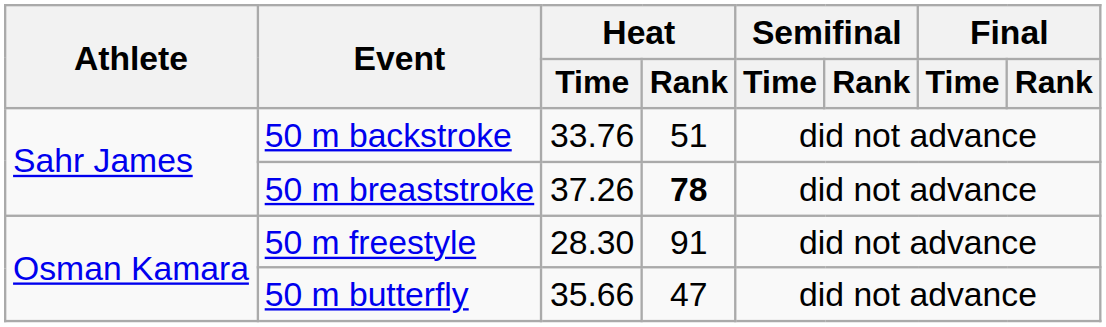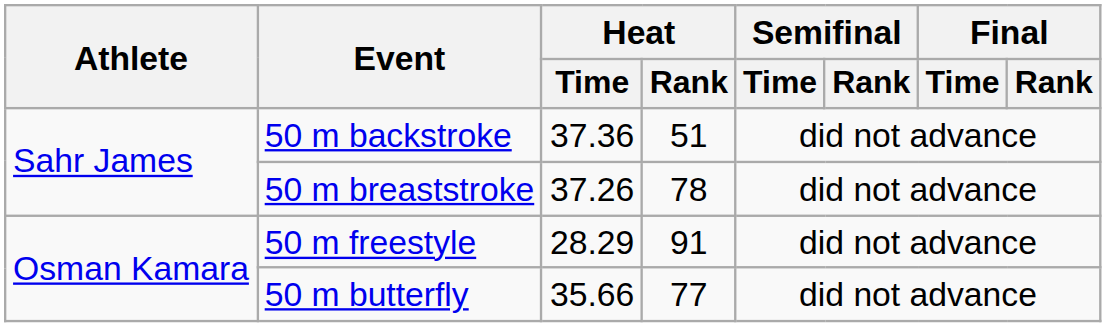(592, 136) 33.76 -> (592, 136) 37.36
(689, 189) bold -> (689, 189) normal
(592, 242) 28.30 -> (592, 242) 28.29
(689, 295) 47 -> (689, 295) 77
